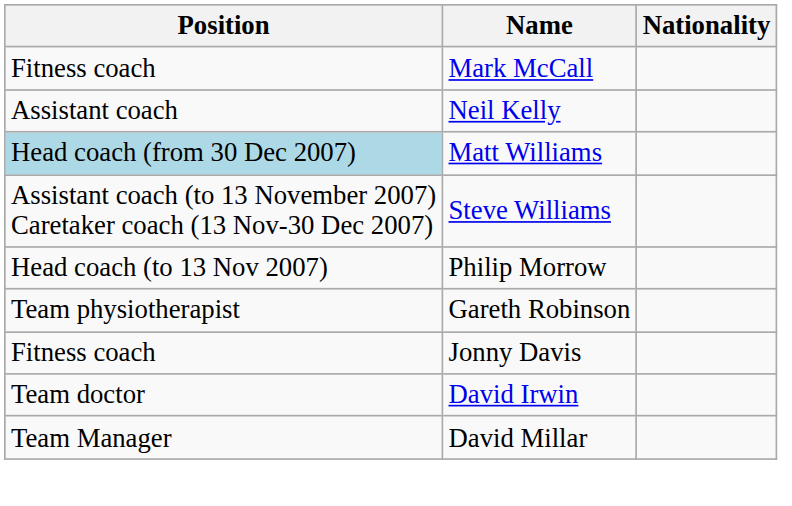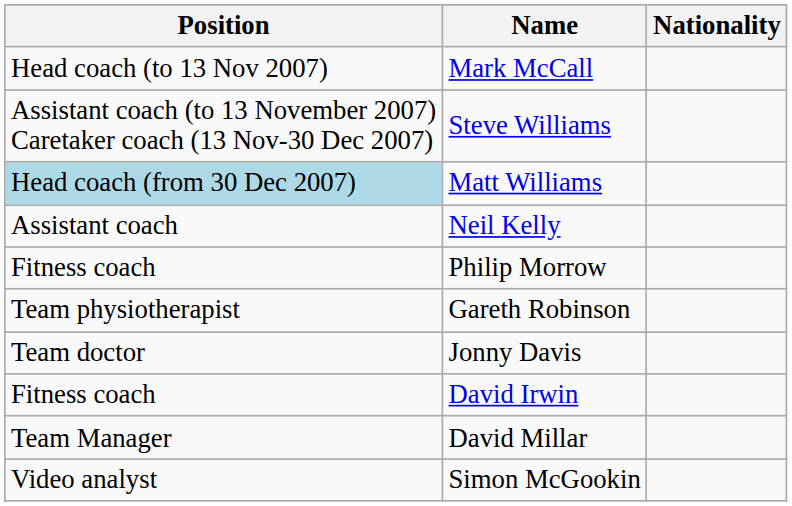(83, 68) Fitness coach -> (169, 68) Head coach (to 13 Nov 2007)
rows swapped: (530, 210) <-> (505, 110)
(169, 267) Head coach (to 13 Nov 2007) -> (83, 267) Fitness coach
(83, 352) Fitness coach -> (78, 352) Team doctor
(78, 394) Team doctor -> (83, 394) Fitness coach
+ row: (545, 479)
